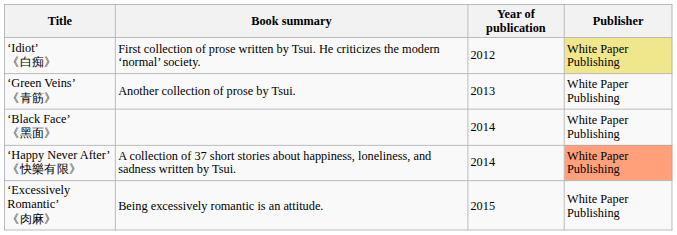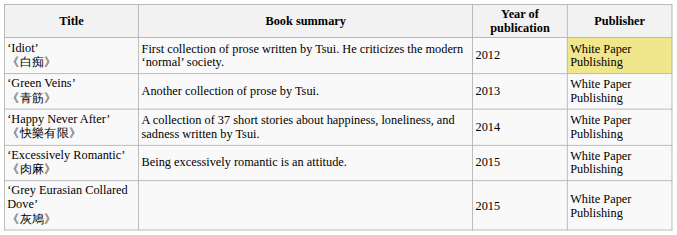- row: (39, 126)
(598, 162) lightsalmon background -> (601, 127) no background
+ row: (67, 204)
